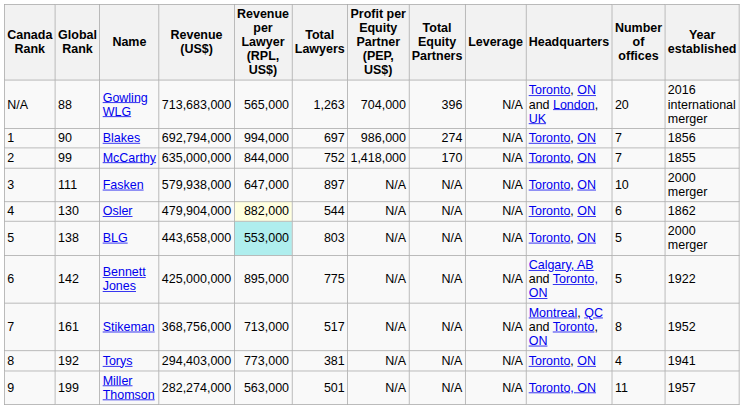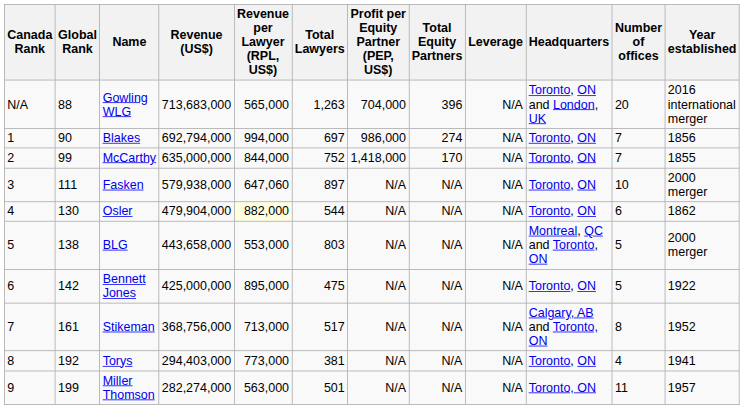(266, 184) 647,000 -> (266, 184) 647,060
(266, 238) paleturquoise background -> (266, 245) no background
(562, 238) Toronto, ON -> (566, 245) Montreal, QC and Toronto, ON
(334, 279) 775 -> (334, 286) 475
(563, 279) Calgary, AB and Toronto, ON -> (562, 286) Toronto, ON
(566, 327) Montreal, QC and Toronto, ON -> (563, 327) Calgary, AB and Toronto, ON
